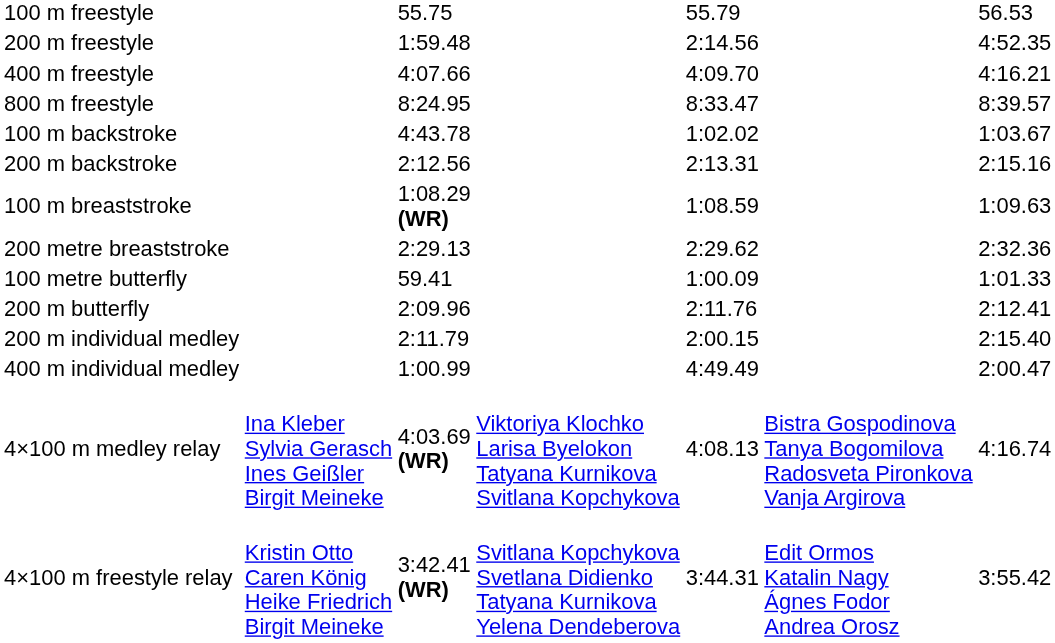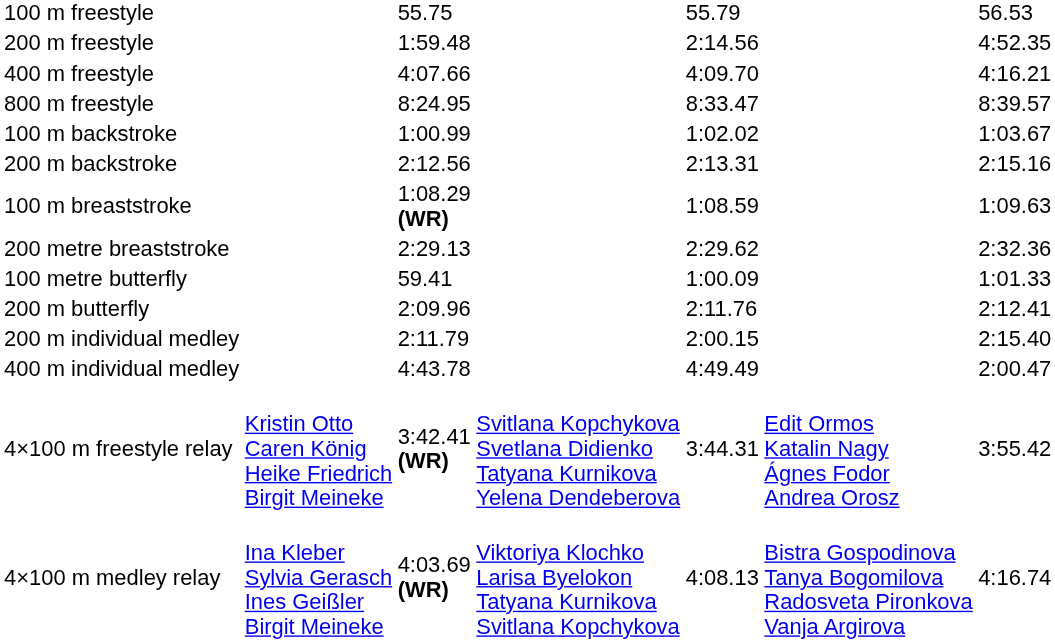(434, 133) 4:43.78 -> (434, 133) 1:00.99
(434, 369) 1:00.99 -> (434, 369) 4:43.78
rows swapped: (118, 577) <-> (112, 448)
